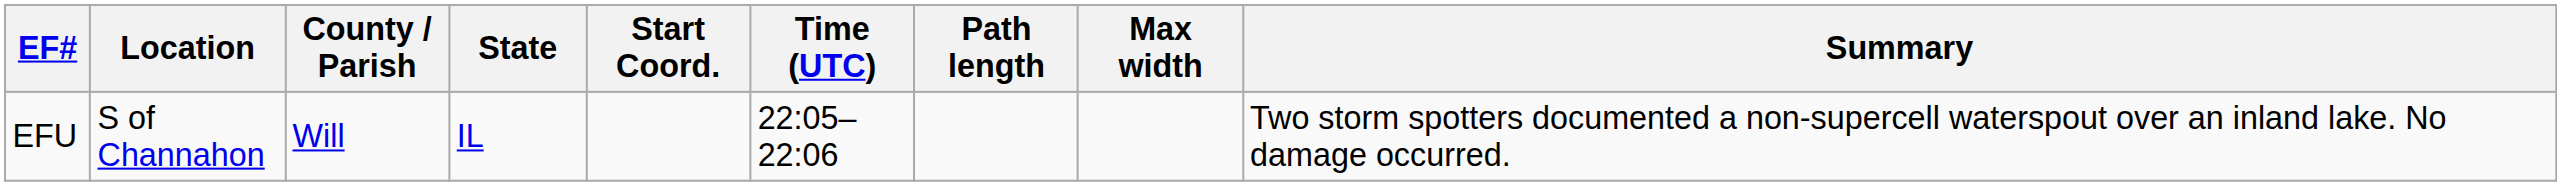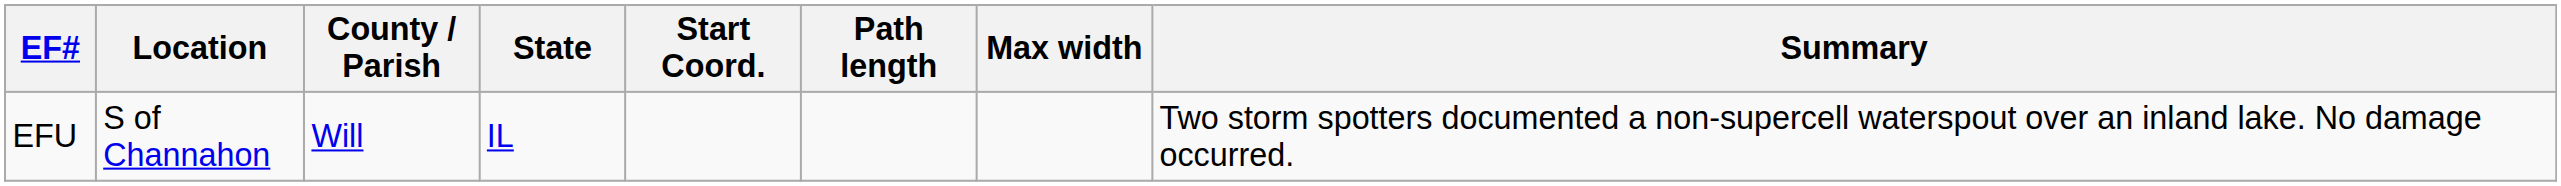- column: (832, 48)
